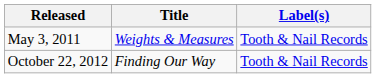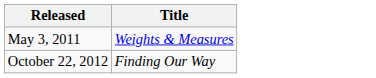- column: (304, 15)
